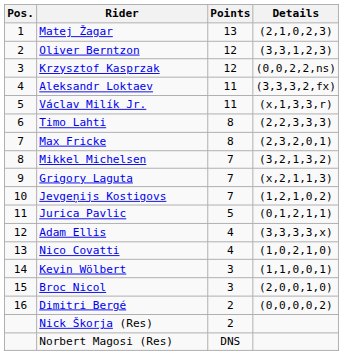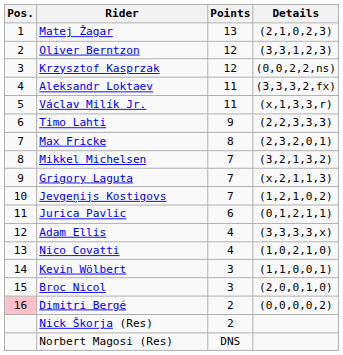(230, 123) 8 -> (230, 123) 9
(230, 214) 5 -> (230, 214) 6
(21, 305) no background -> (21, 305) pink background
